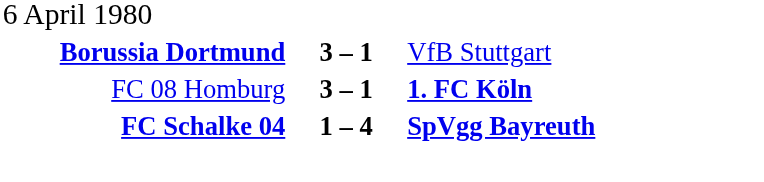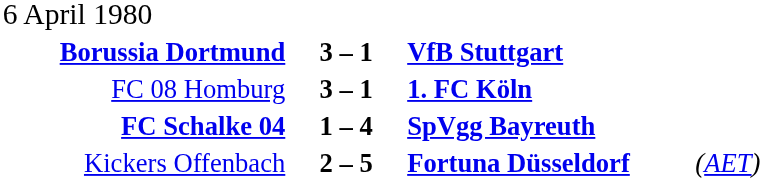(479, 52) normal -> (485, 52) bold
+ row: (185, 163)
